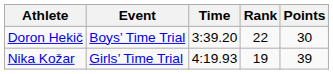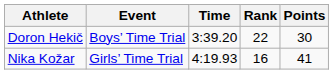(260, 59) 19 -> (260, 59) 16
(304, 59) 39 -> (304, 59) 41
